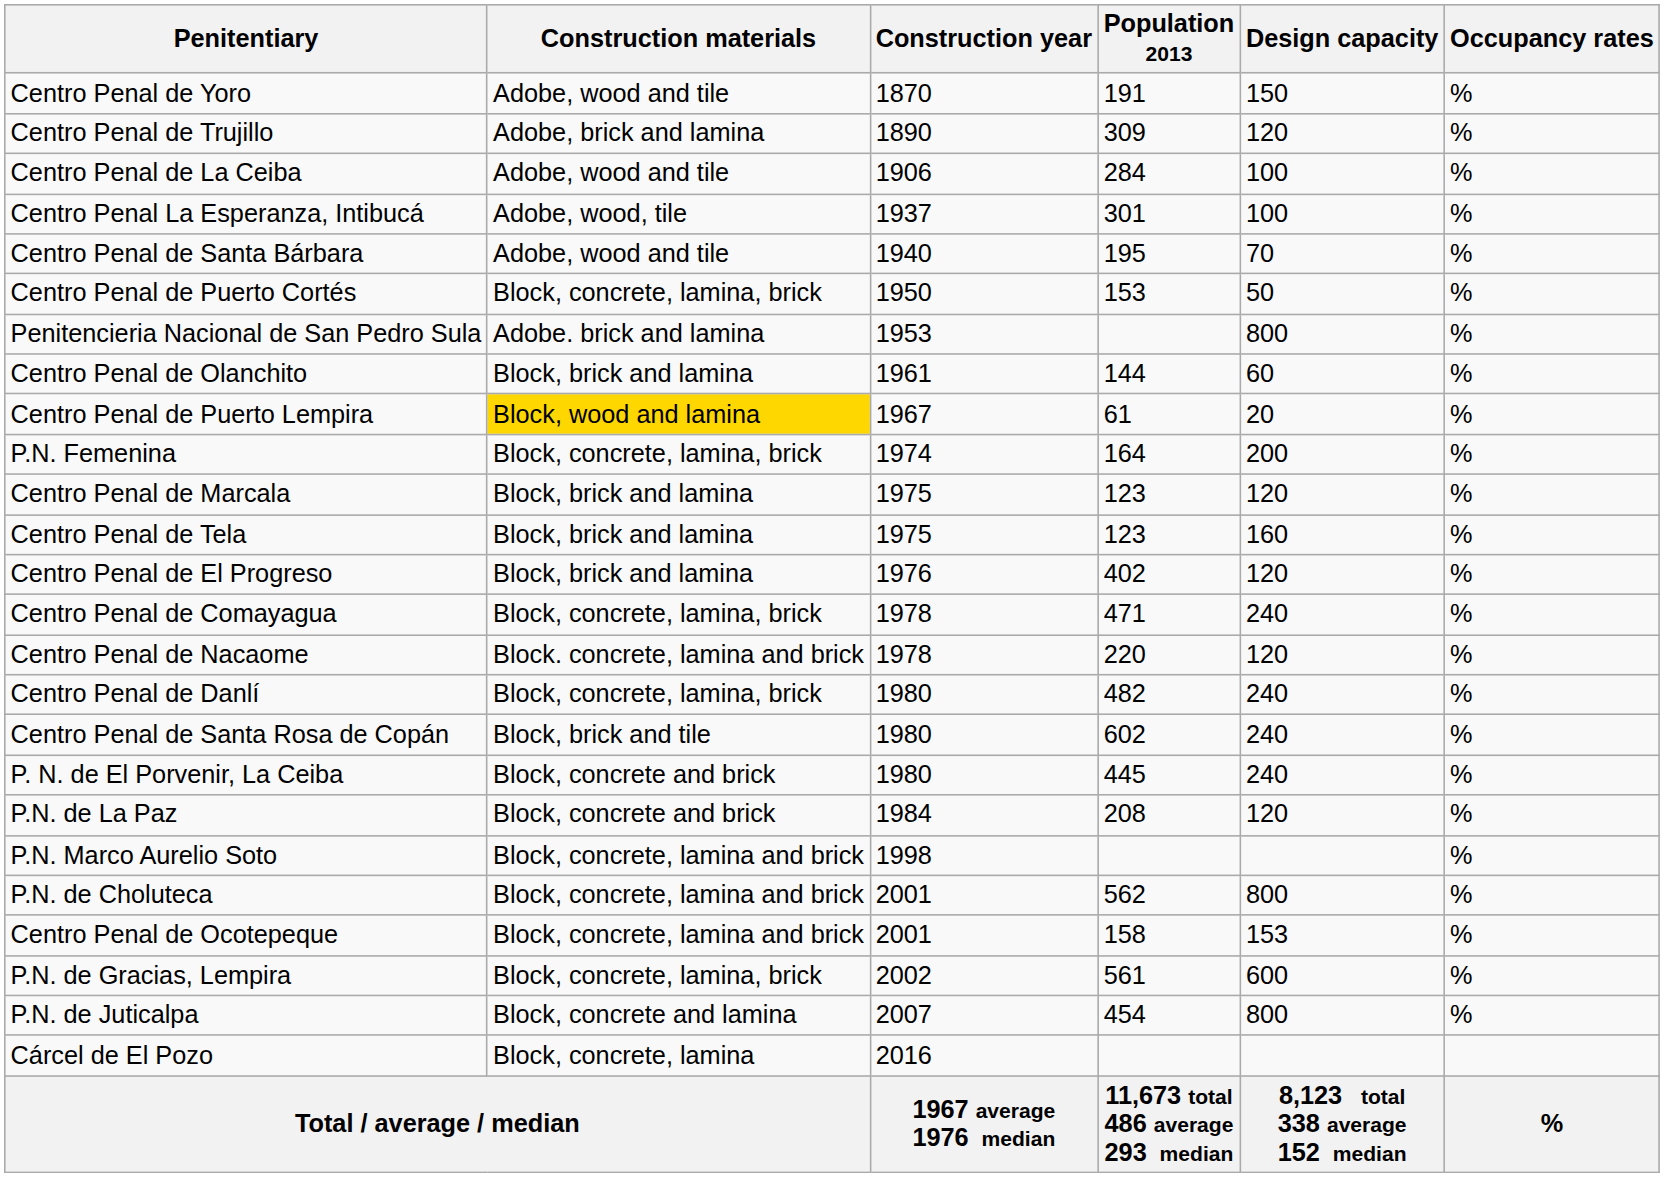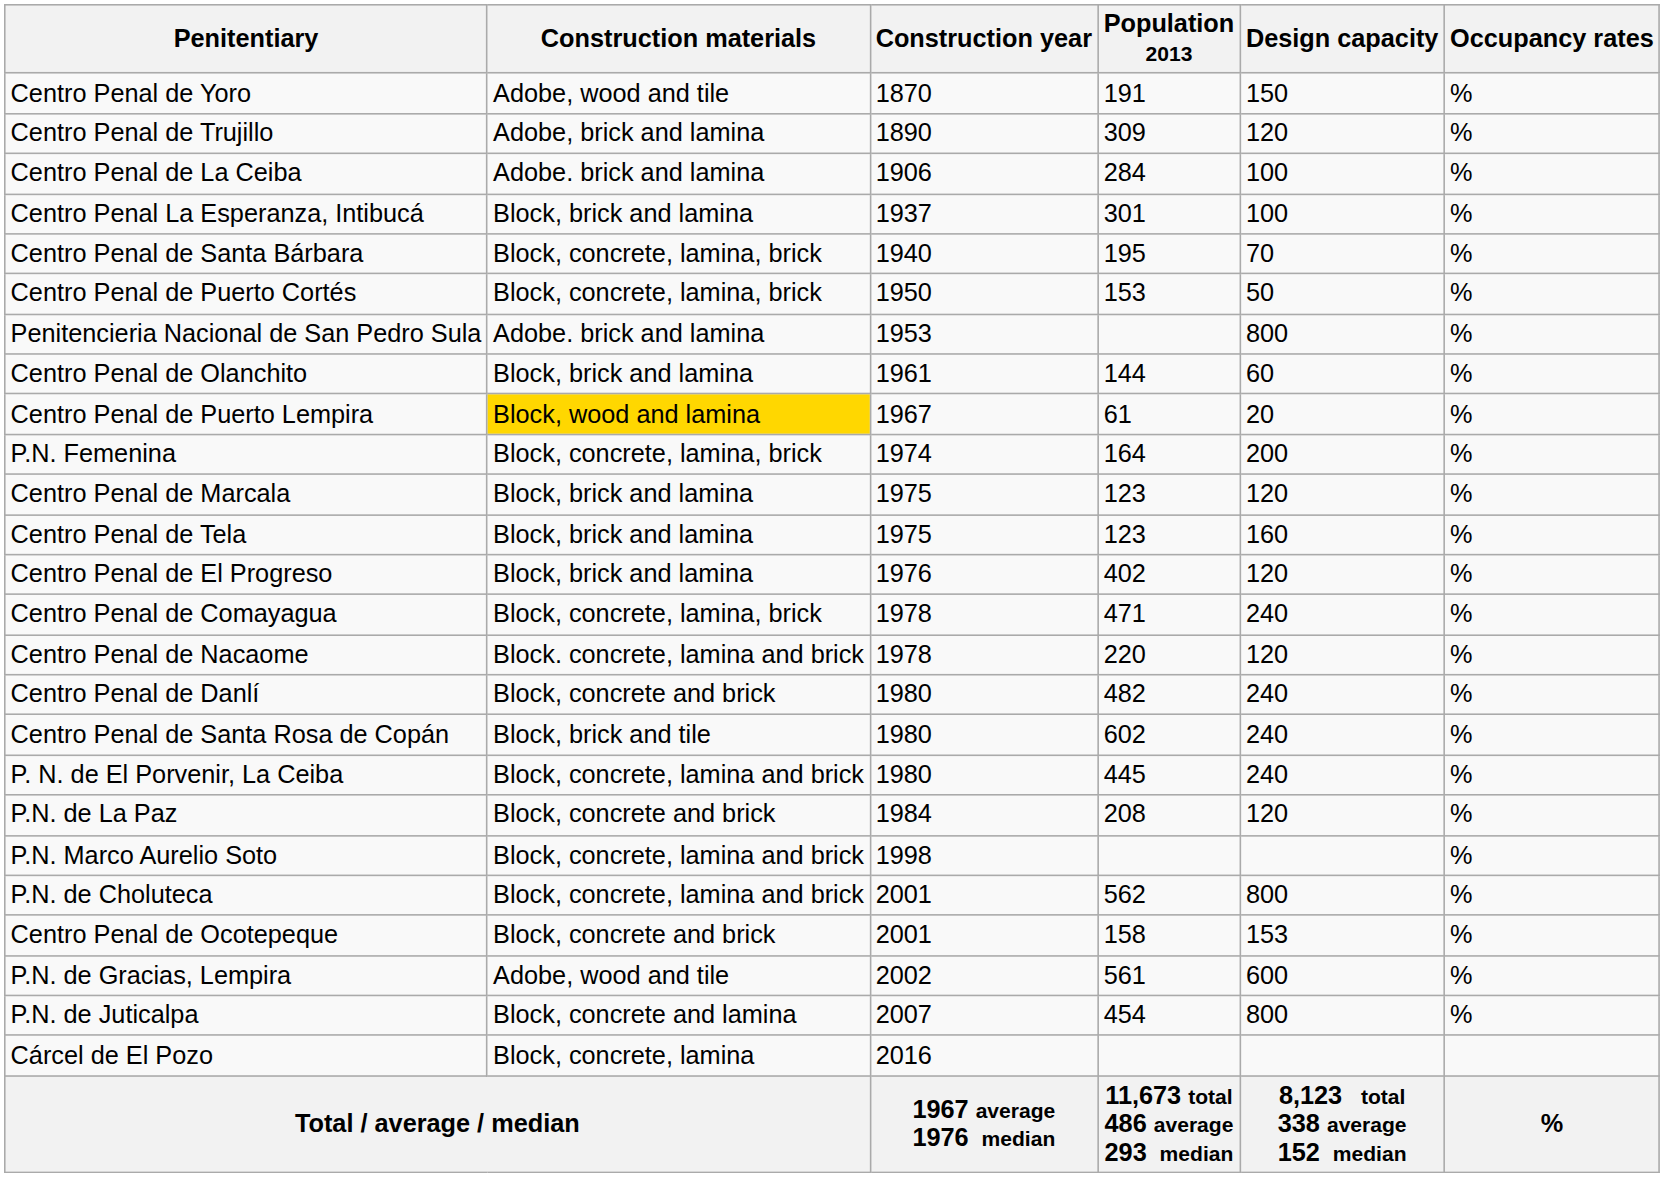(611, 173) Adobe, wood and tile -> (629, 173) Adobe. brick and lamina
(590, 213) Adobe, wood, tile -> (623, 213) Block, brick and lamina
(611, 253) Adobe, wood and tile -> (657, 253) Block, concrete, lamina, brick
(657, 694) Block, concrete, lamina, brick -> (634, 694) Block, concrete and brick
(634, 774) Block, concrete and brick -> (679, 774) Block, concrete, lamina and brick
(679, 935) Block, concrete, lamina and brick -> (634, 935) Block, concrete and brick
(657, 975) Block, concrete, lamina, brick -> (611, 975) Adobe, wood and tile
